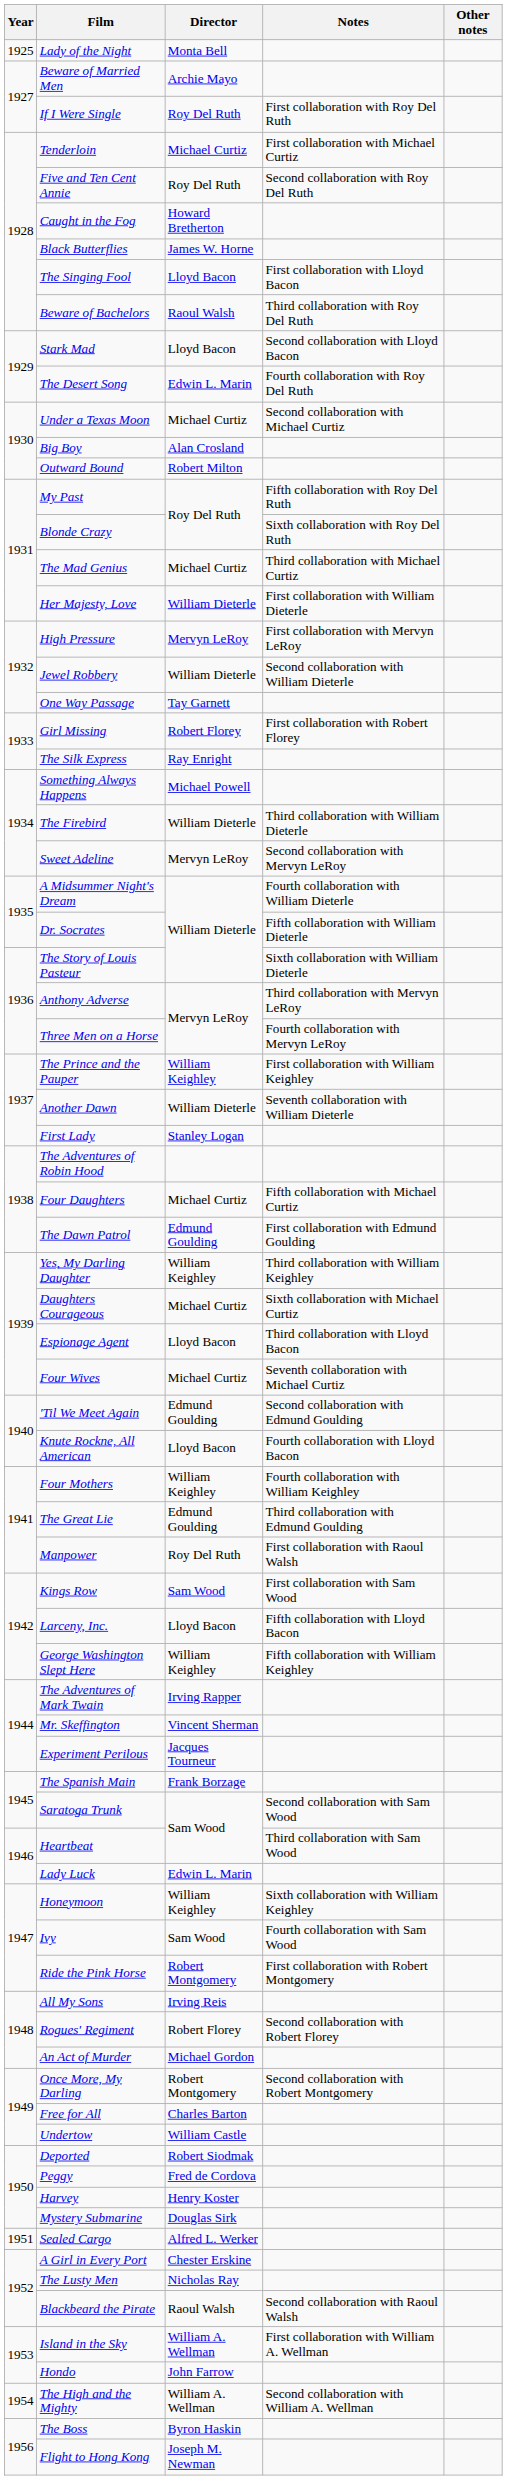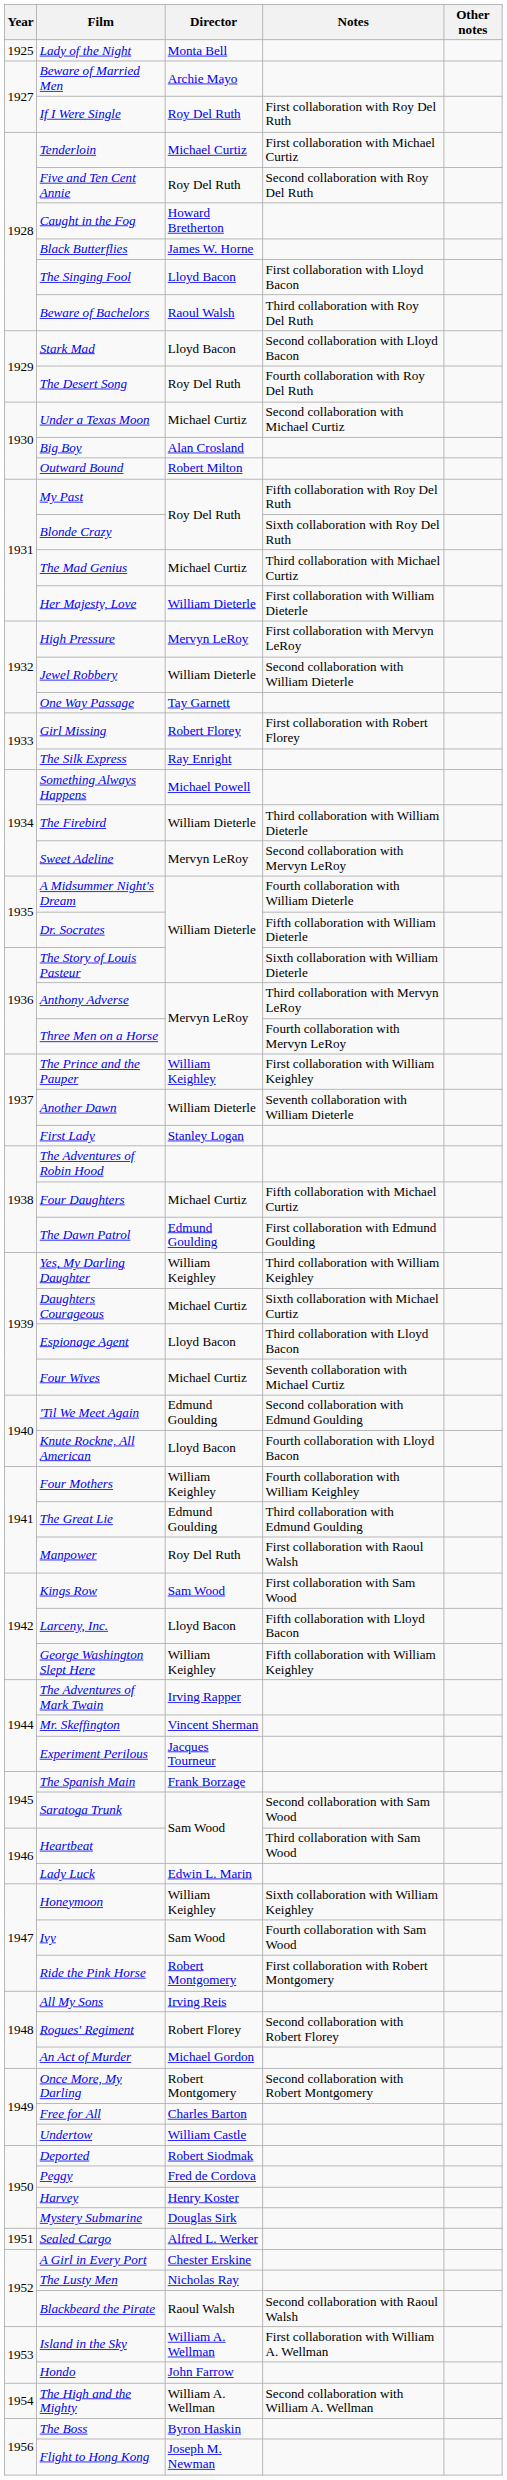(210, 384) Edwin L. Marin -> (204, 384) Roy Del Ruth
